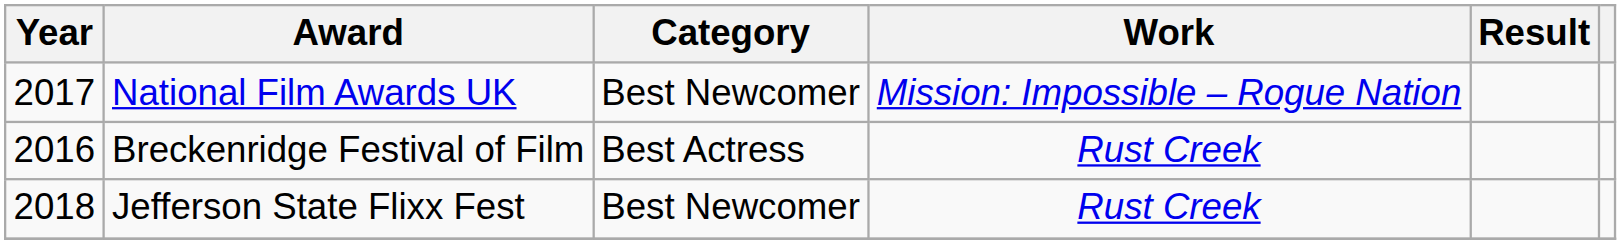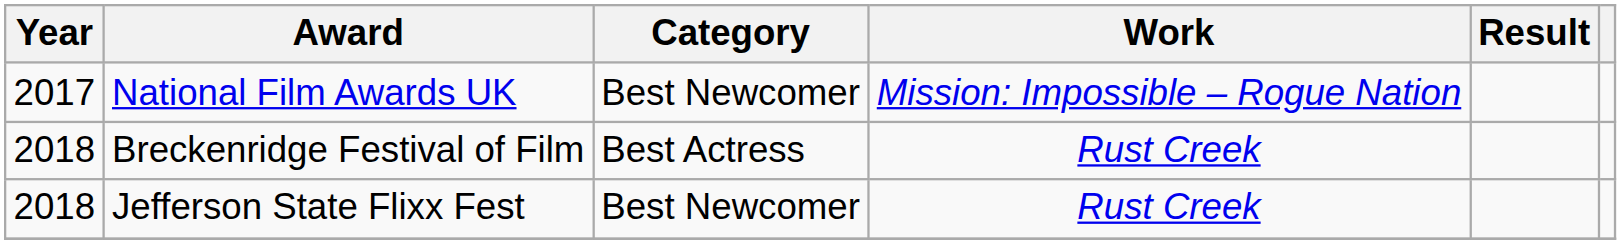(54, 149) 2016 -> (54, 149) 2018
